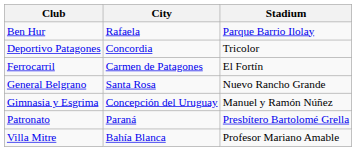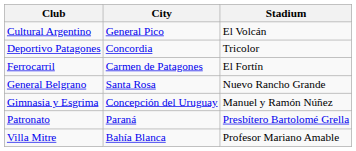- row: (26, 31)
+ row: (49, 31)
